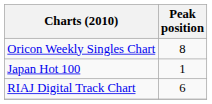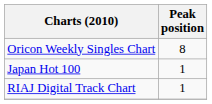(183, 88) 6 -> (183, 88) 1
